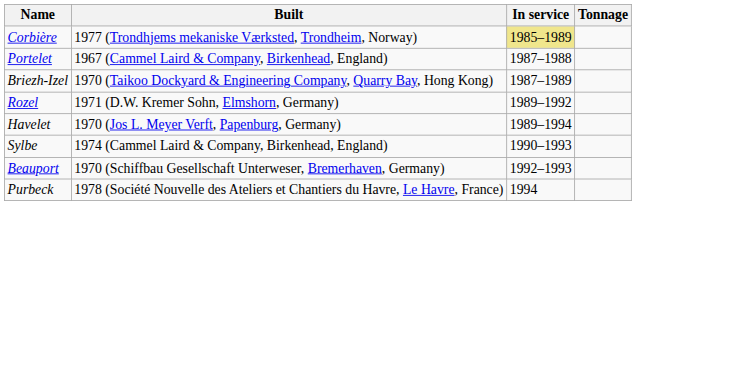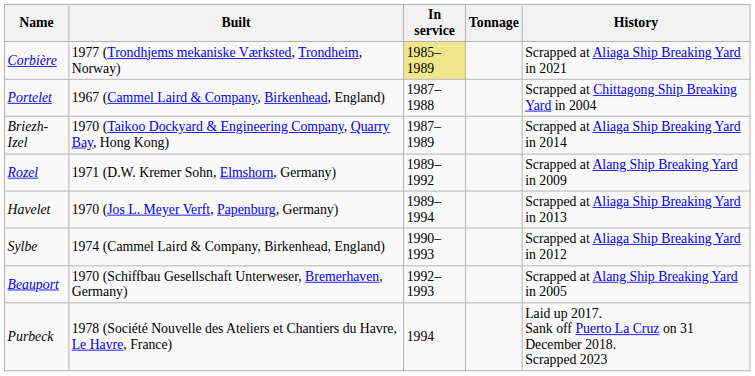+ column: (636, 23)
